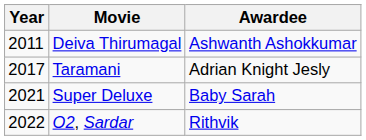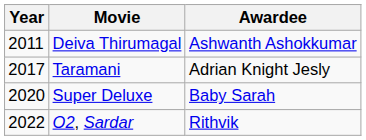(27, 95) 2021 -> (27, 95) 2020
